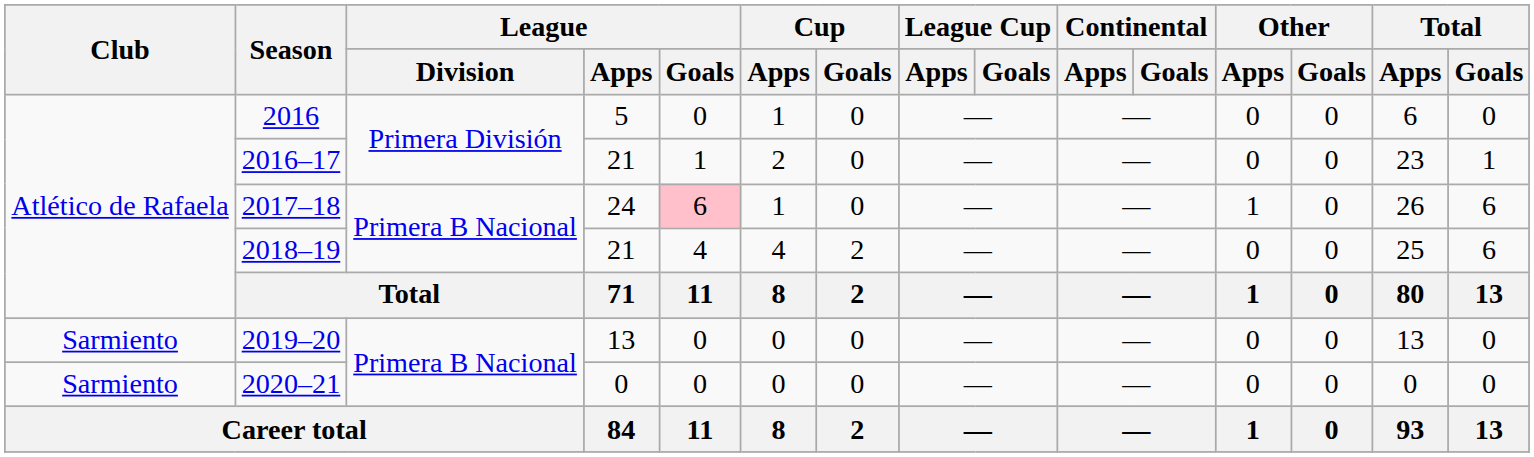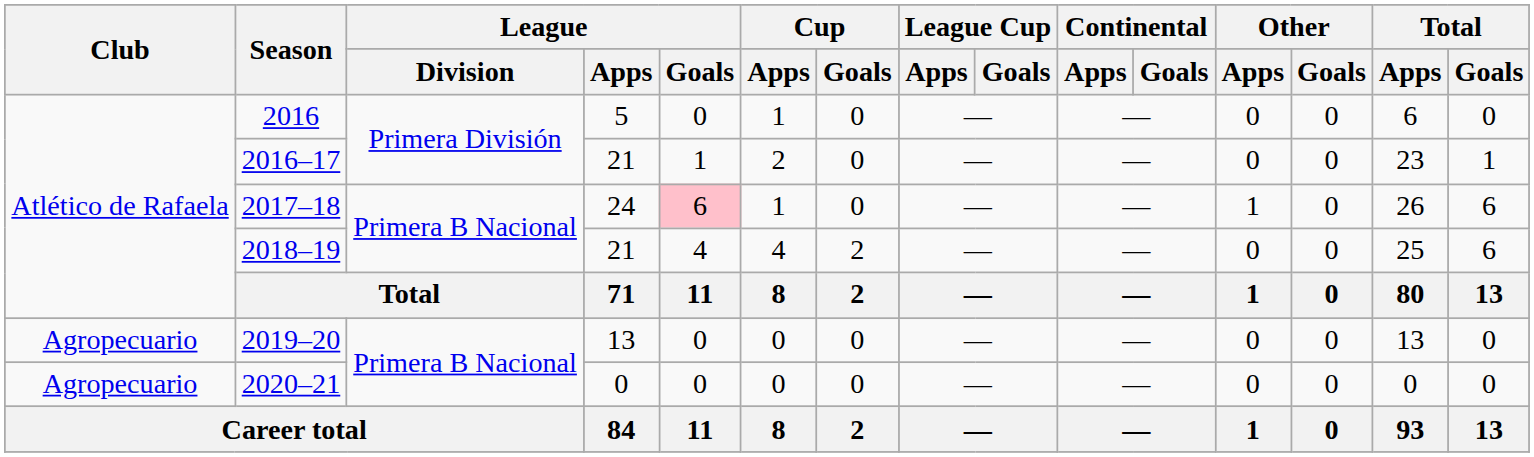(120, 339) Sarmiento -> (120, 339) Agropecuario
(120, 384) Sarmiento -> (120, 384) Agropecuario
